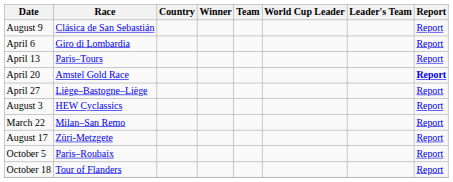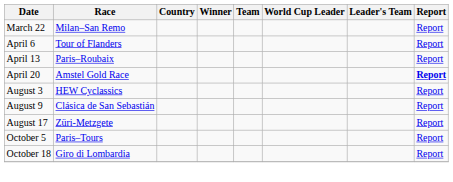rows swapped: (26, 122) <-> (25, 28)
(93, 43) Giro di Lombardia -> (89, 43) Tour of Flanders
(79, 59) Paris–Tours -> (85, 59) Paris–Roubaix
- row: (23, 91)
(85, 153) Paris–Roubaix -> (79, 138) Paris–Tours
(89, 169) Tour of Flanders -> (93, 153) Giro di Lombardia
